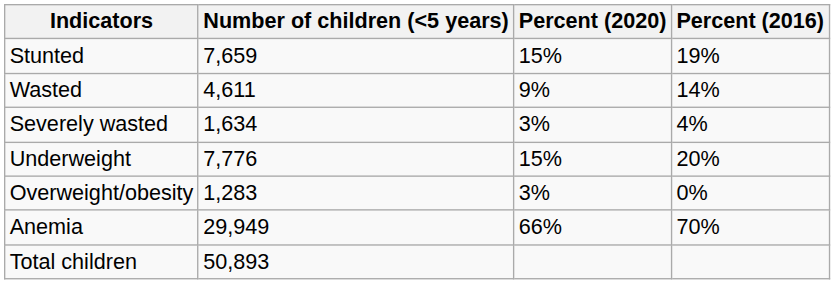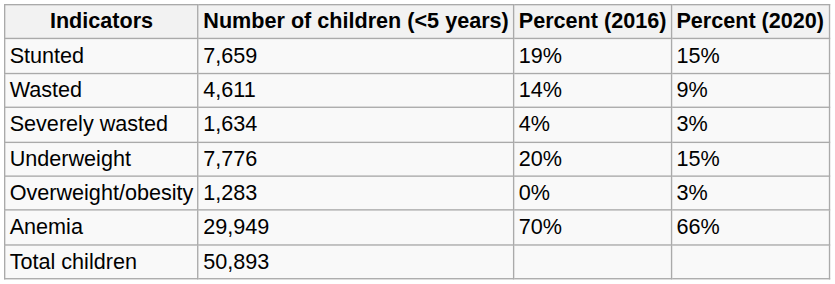columns swapped: (593, 21) <-> (750, 21)
